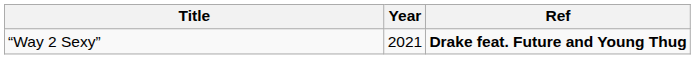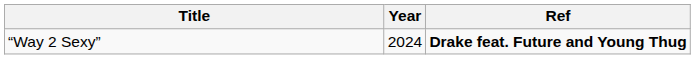(405, 41) 2021 -> (405, 41) 2024
